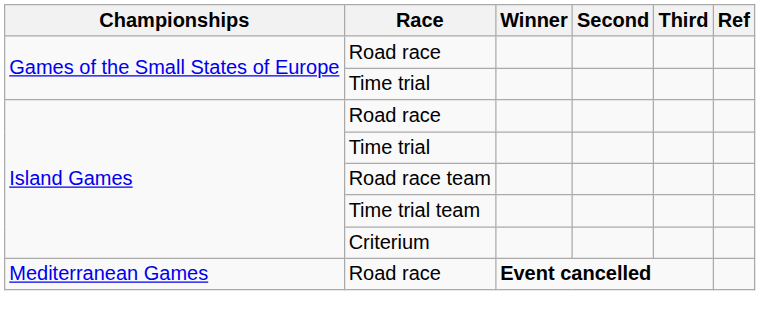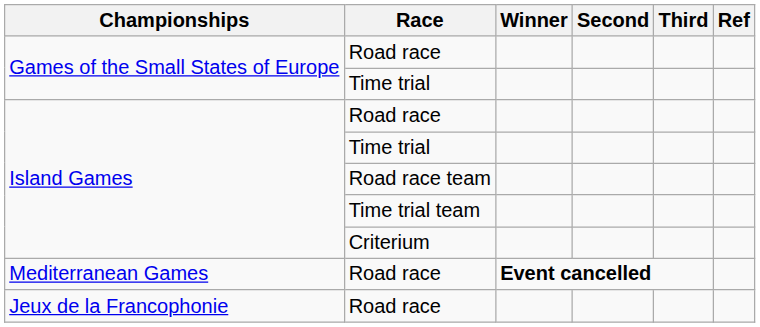+ row: (119, 305)
